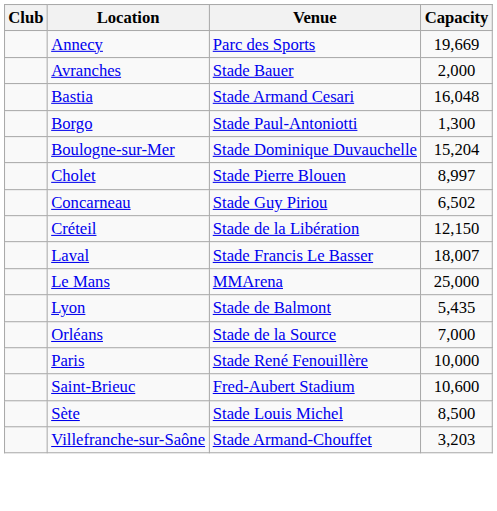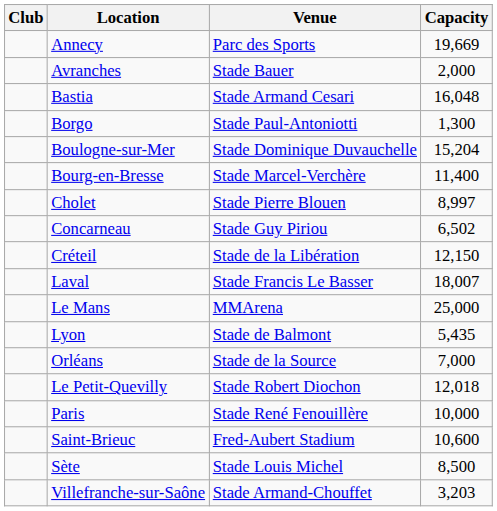+ row: (107, 176)
+ row: (109, 387)
